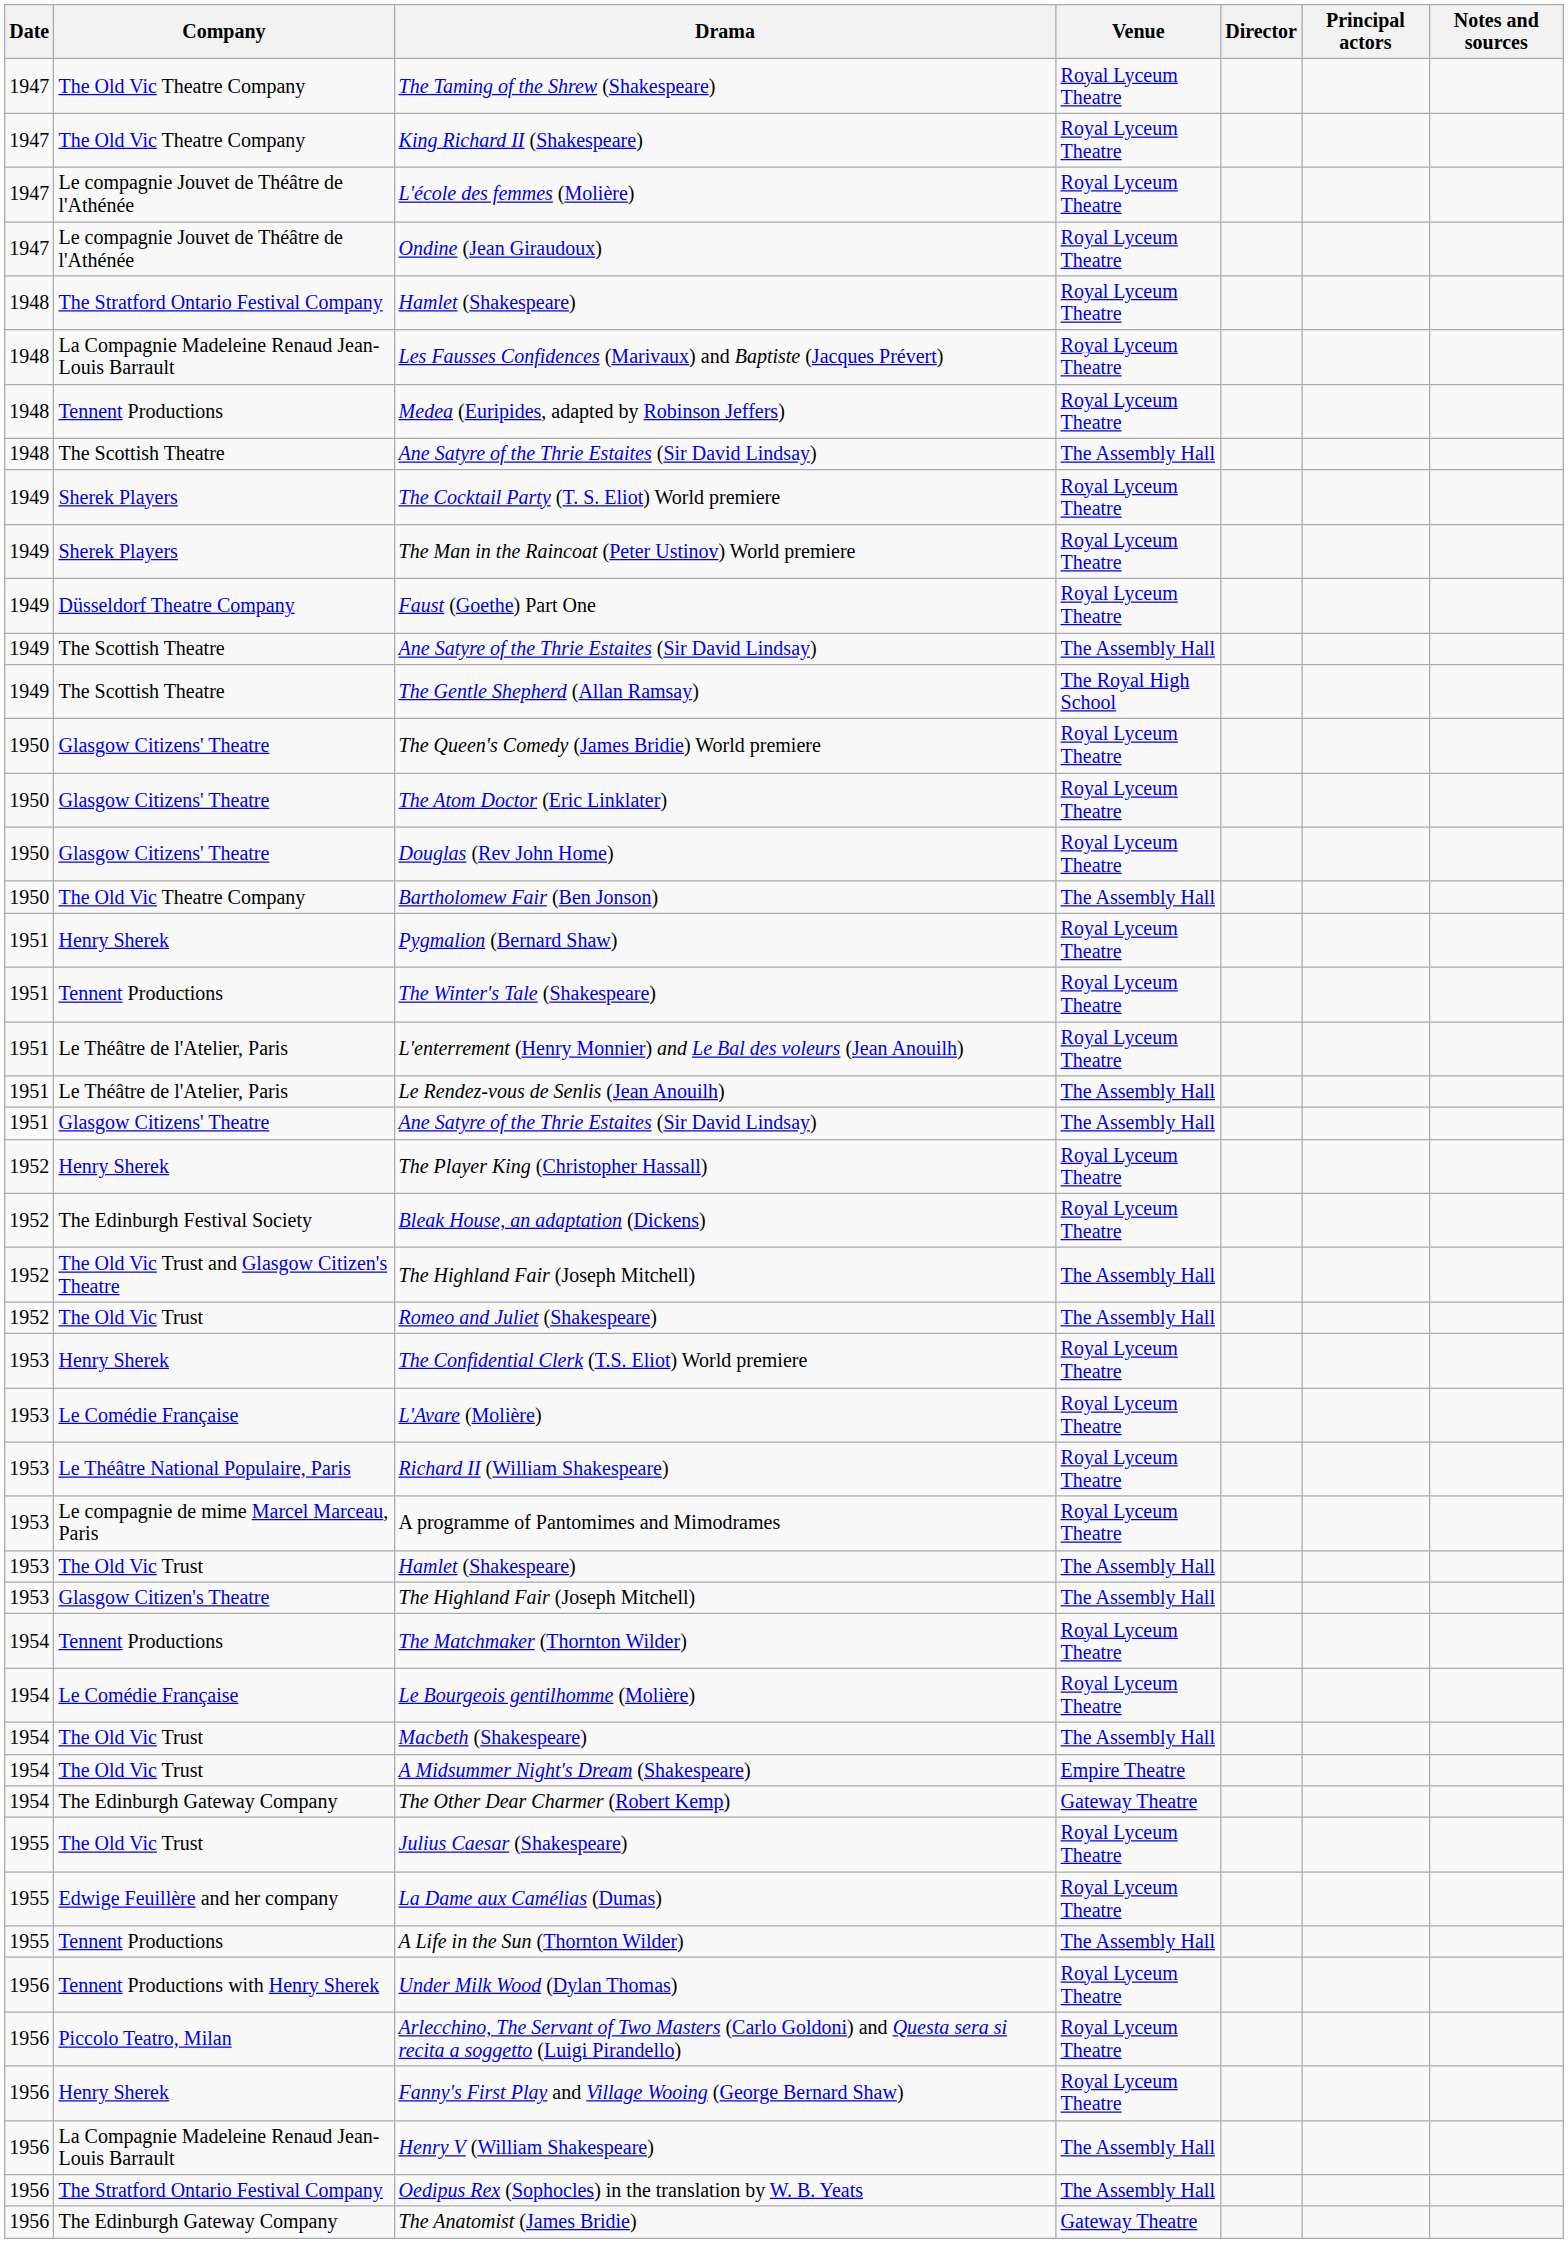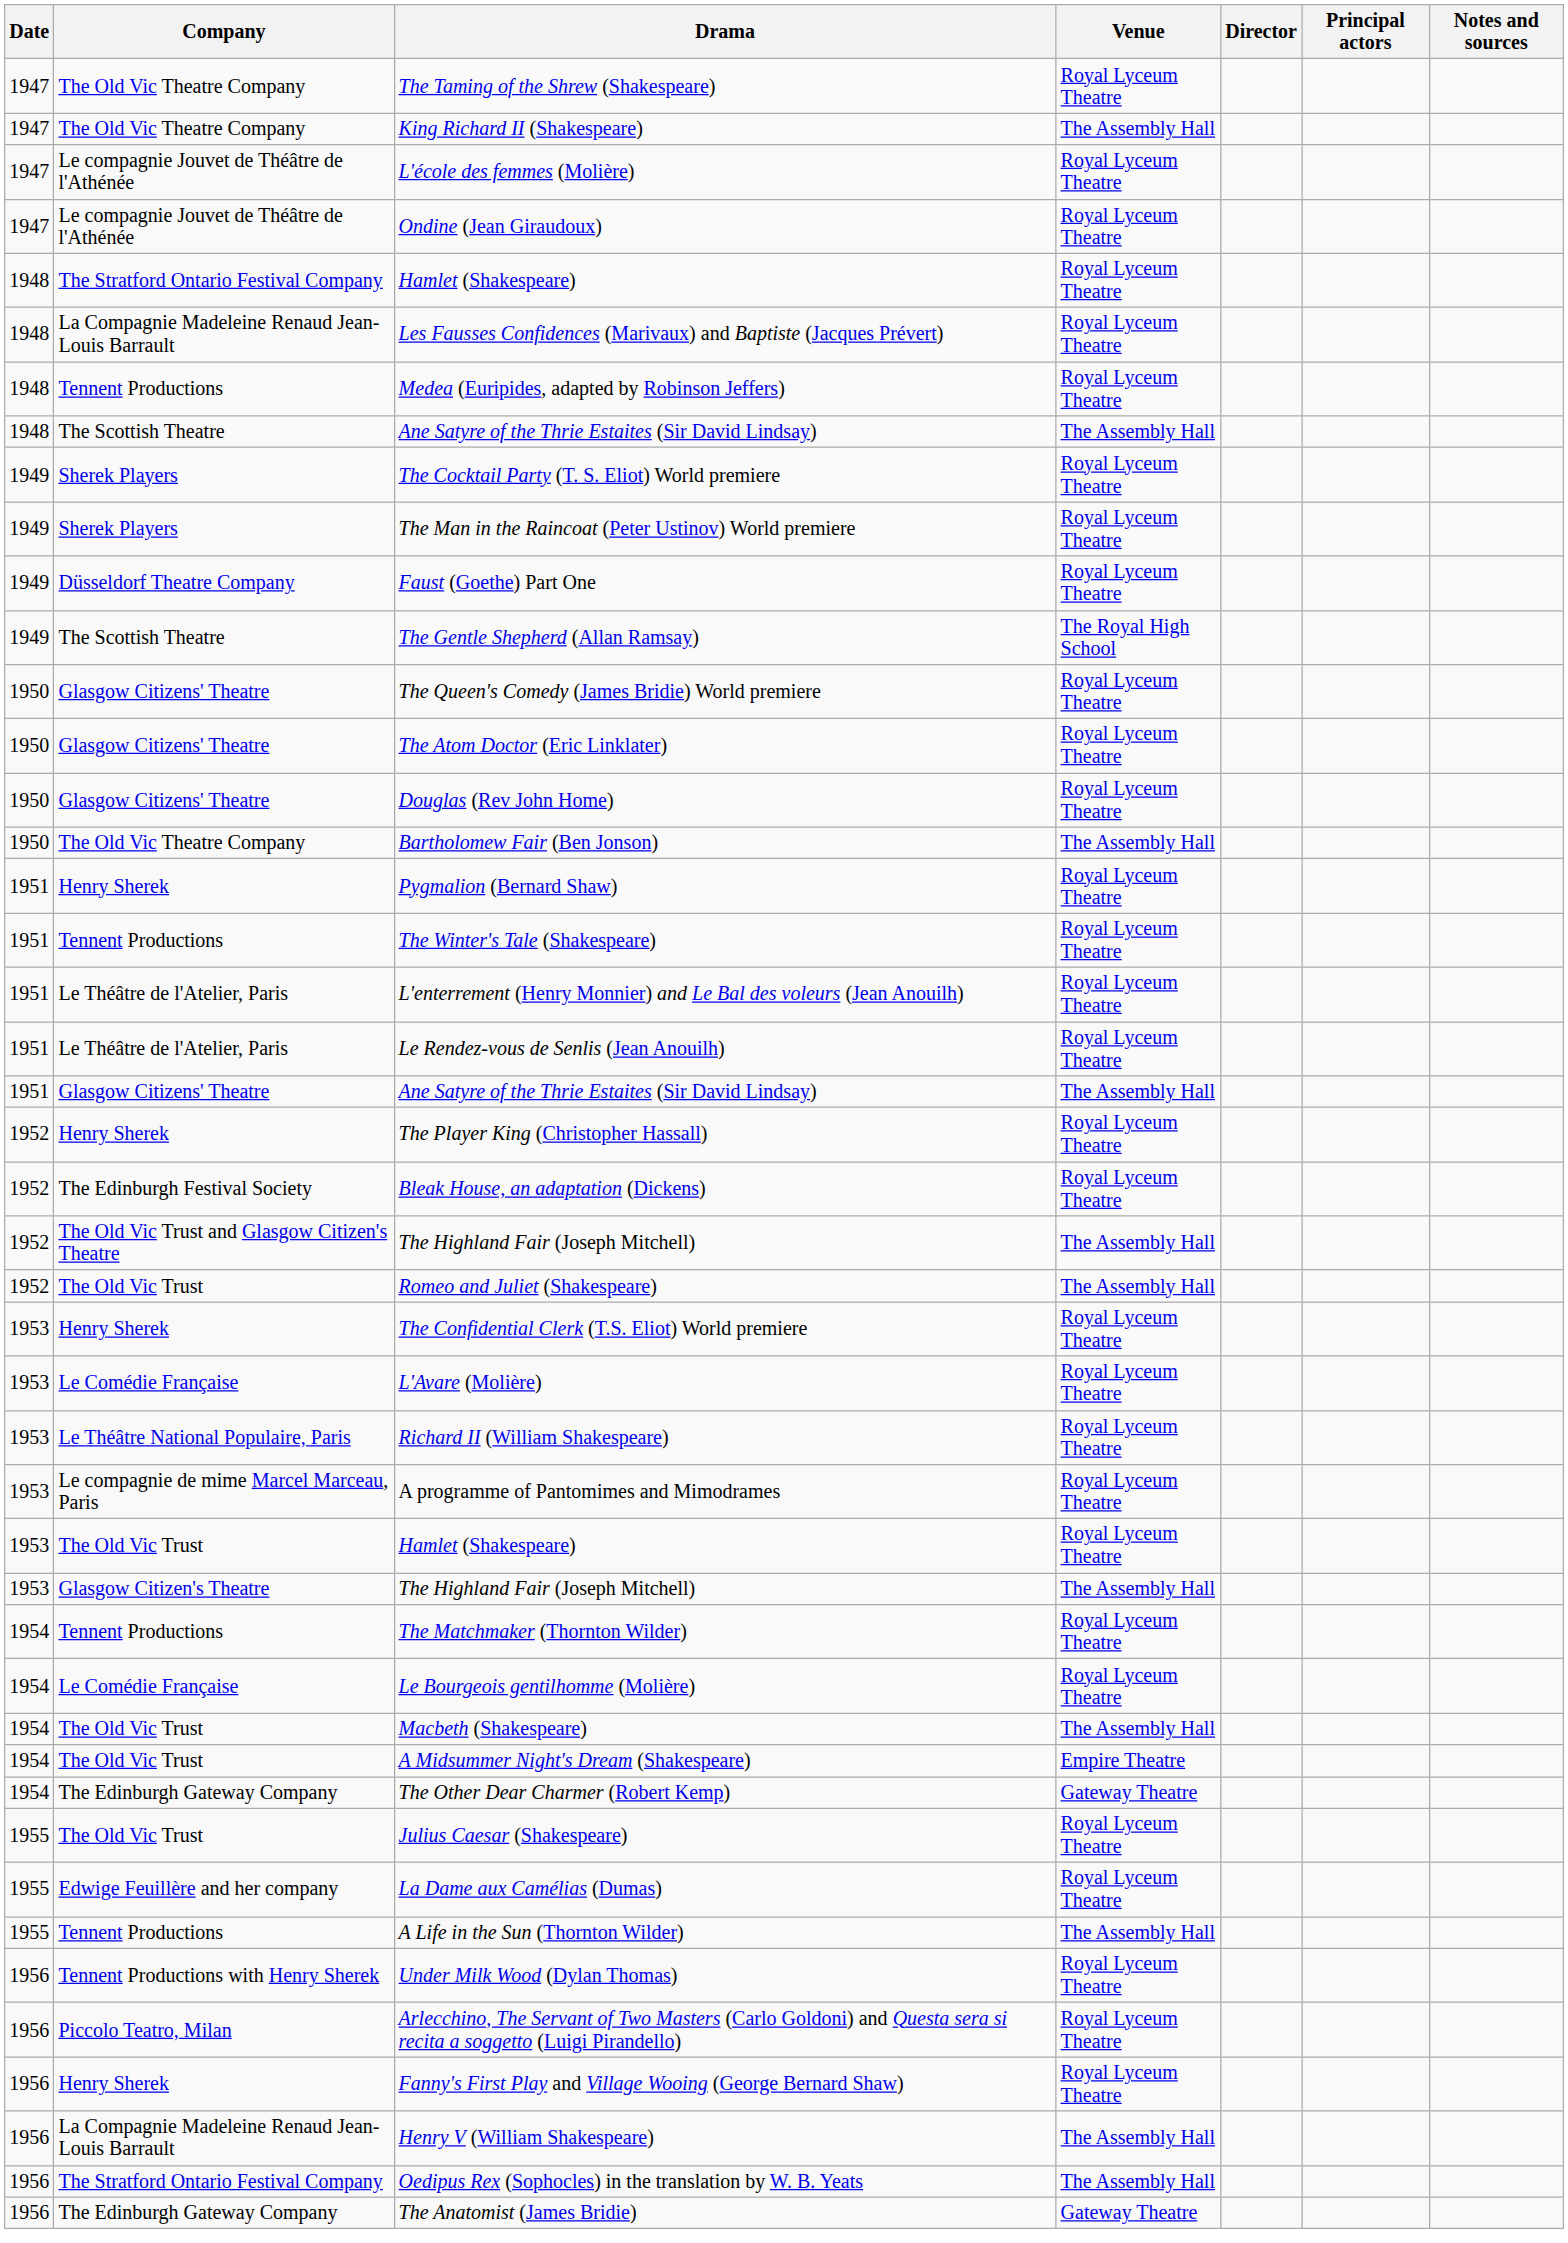(1119, 140) Royal Lyceum Theatre -> (1138, 128) The Assembly Hall
- row: (29, 648)
(1138, 1091) The Assembly Hall -> (1119, 1048) Royal Lyceum Theatre
(1138, 1566) The Assembly Hall -> (1119, 1545) Royal Lyceum Theatre
